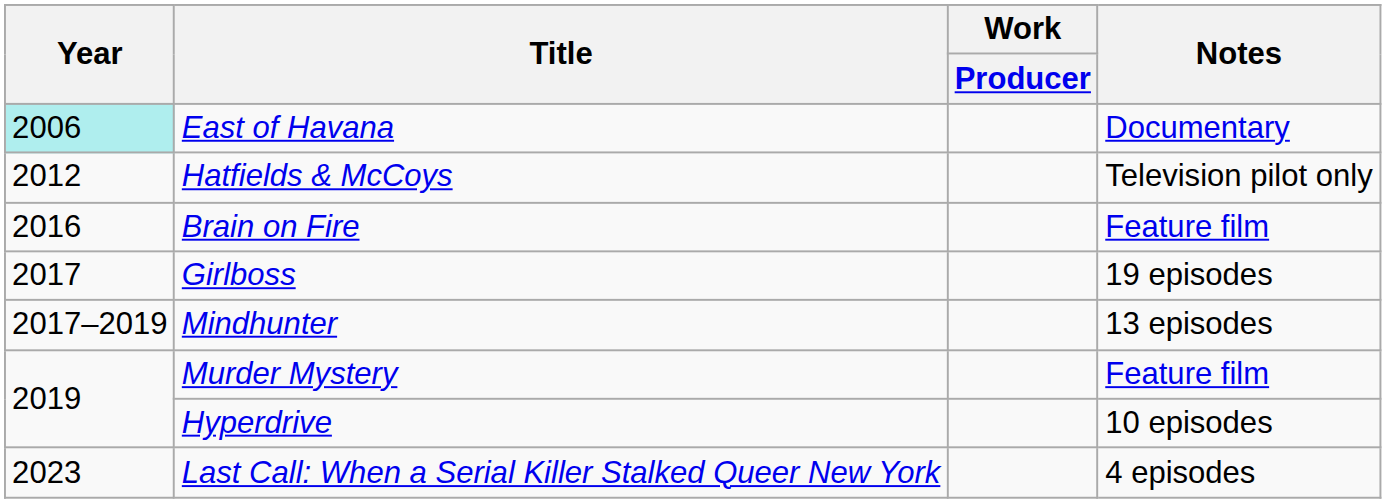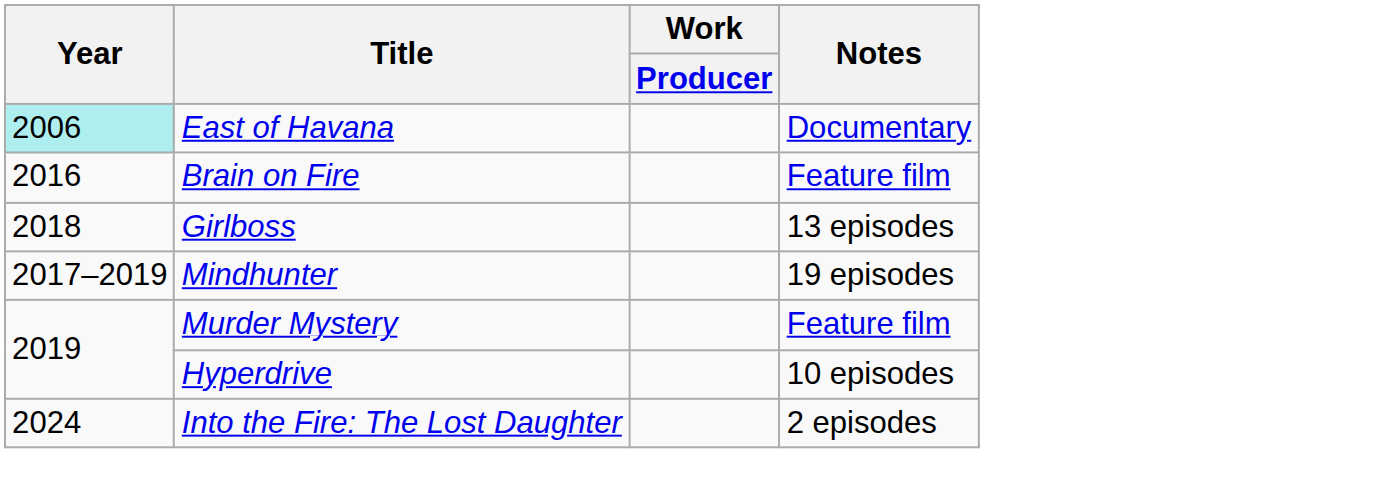- row: (317, 176)
(47, 275) 2017 -> (47, 226) 2018
(1189, 275) 19 episodes -> (870, 226) 13 episodes
(1189, 324) 13 episodes -> (870, 275) 19 episodes
- row: (561, 472)
+ row: (402, 422)
